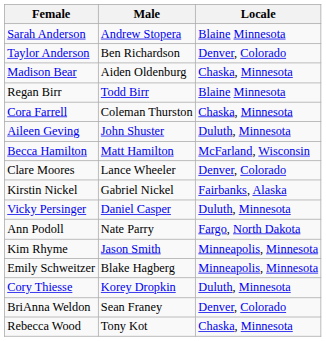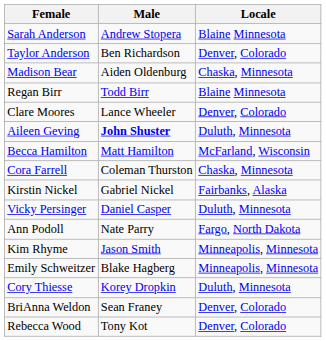rows swapped: (37, 111) <-> (41, 170)
(132, 131) normal -> (136, 131) bold
(246, 326) Chaska, Minnesota -> (242, 326) Denver, Colorado
